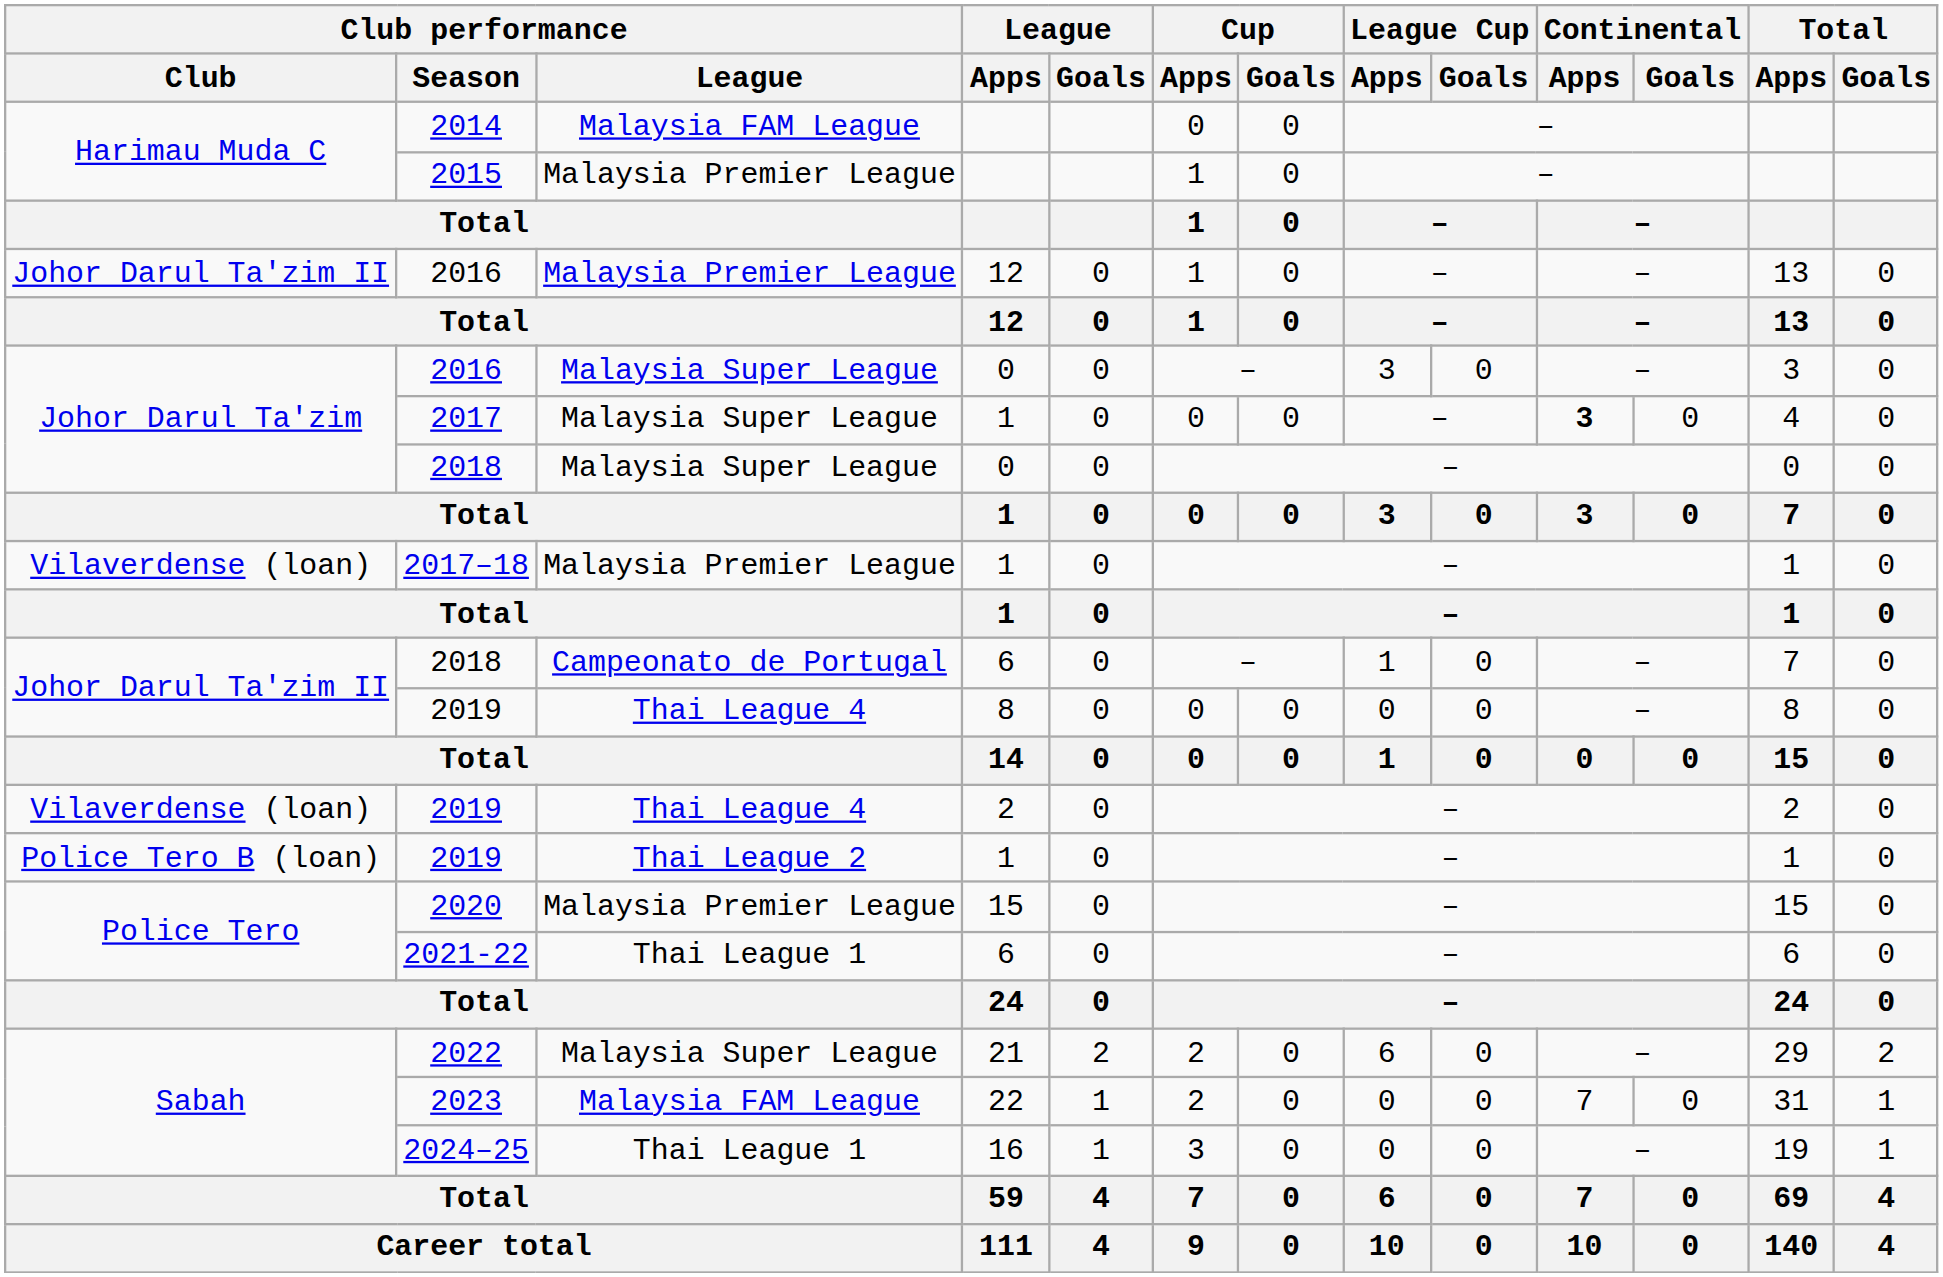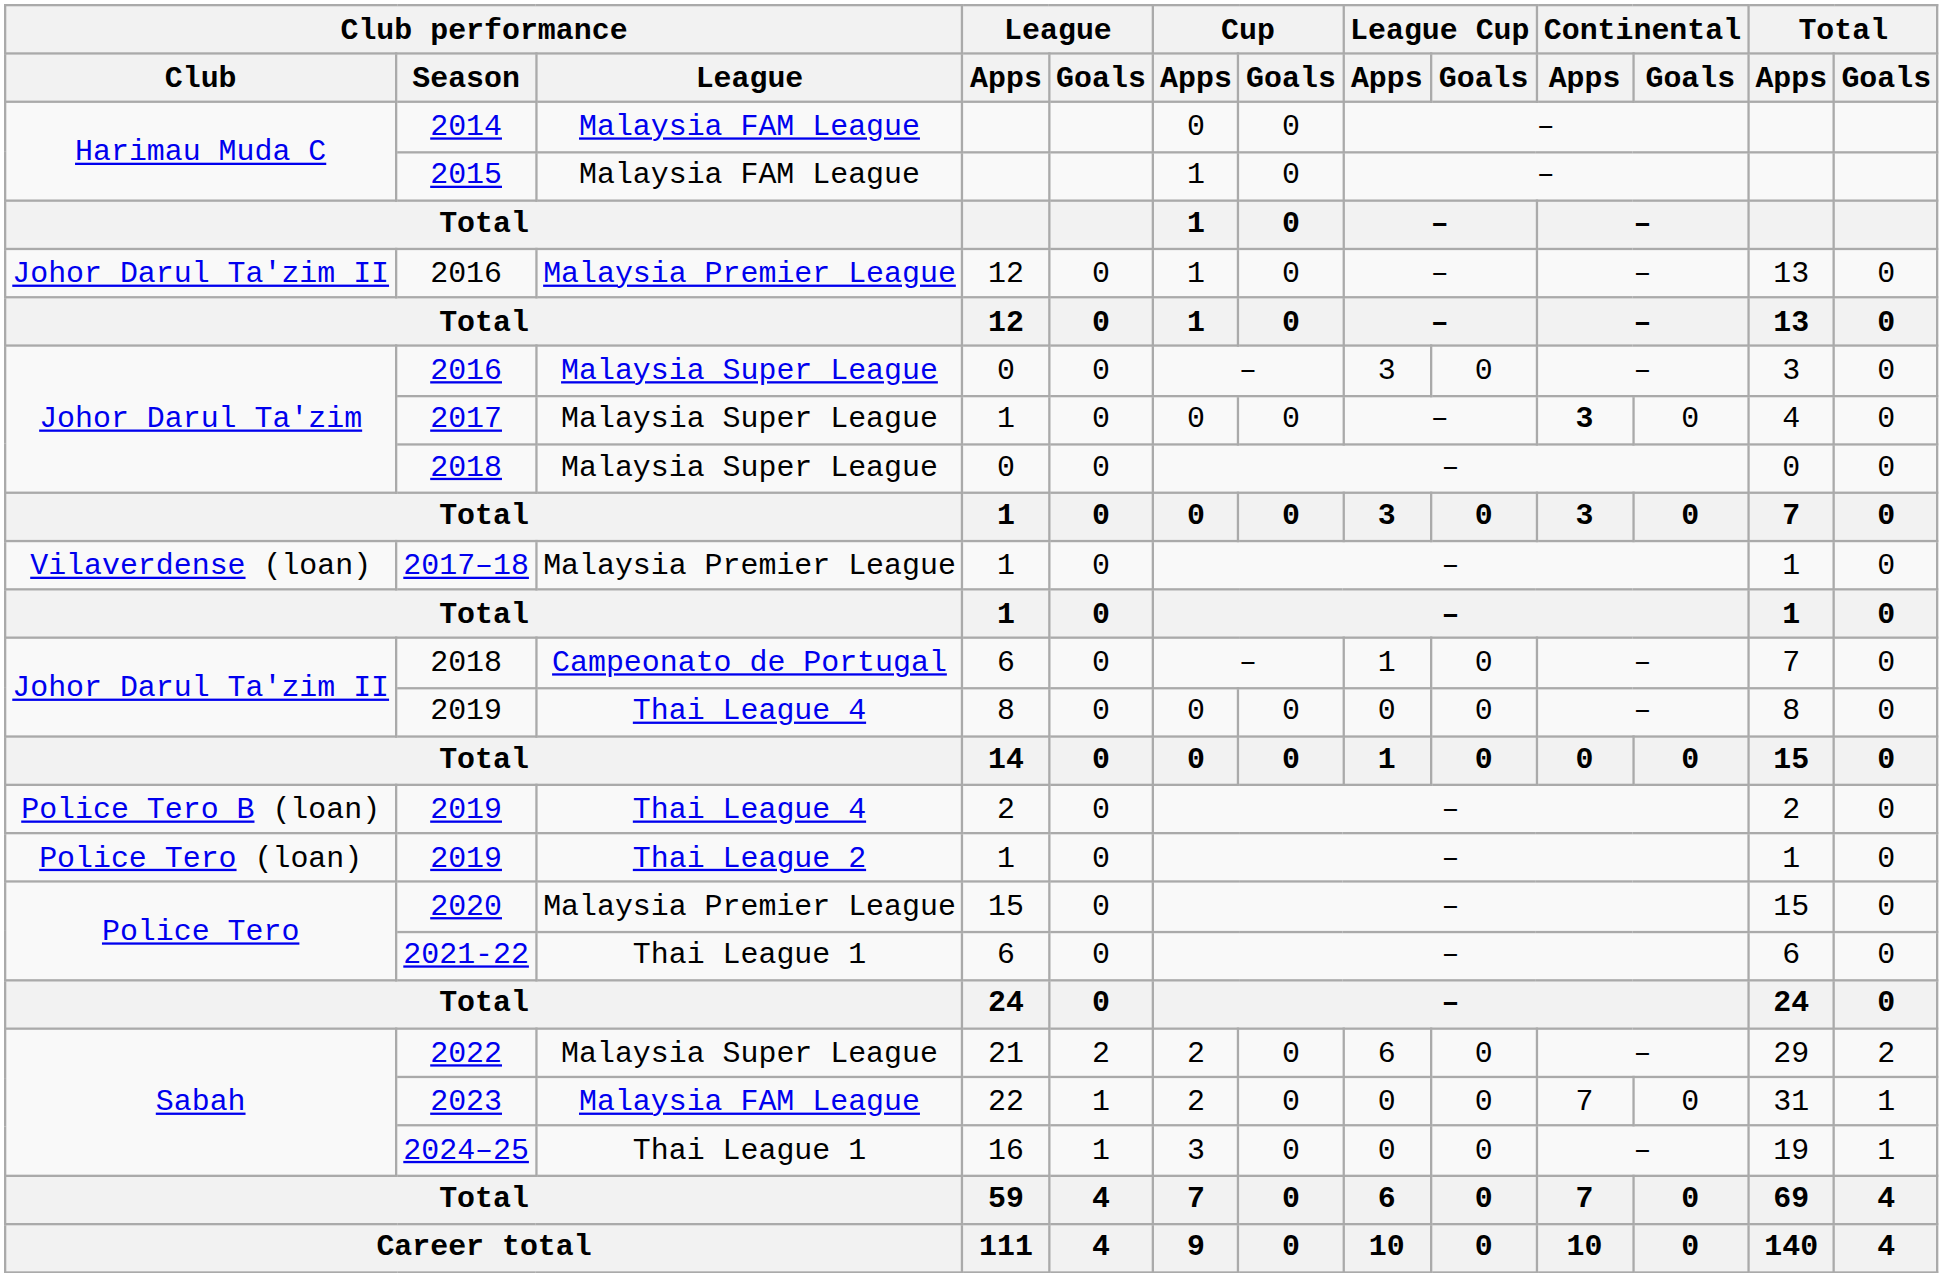(749, 176) Malaysia Premier League -> (749, 176) Malaysia FAM League
(201, 809) Vilaverdense (loan) -> (201, 809) Police Tero B (loan)
(201, 858) Police Tero B (loan) -> (201, 858) Police Tero (loan)
